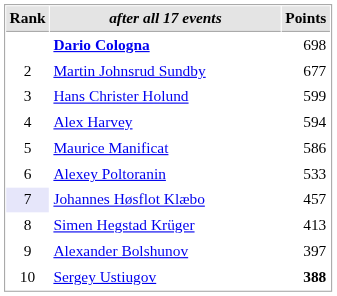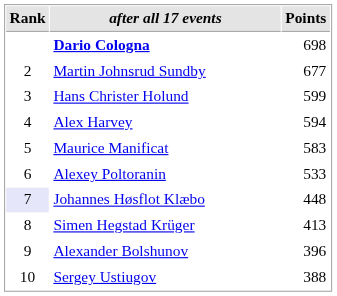(315, 148) 586 -> (315, 148) 583
(315, 199) 457 -> (315, 199) 448
(315, 251) 397 -> (315, 251) 396
(315, 277) bold -> (315, 277) normal
